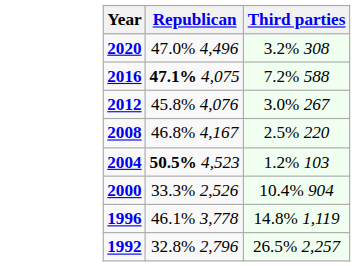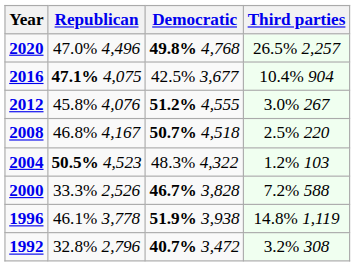+ column: (195, 19)
(297, 48) 3.2% 308 -> (297, 48) 26.5% 2,257
(297, 76) 7.2% 588 -> (297, 76) 10.4% 904
(297, 189) 10.4% 904 -> (297, 189) 7.2% 588
(297, 246) 26.5% 2,257 -> (297, 246) 3.2% 308
